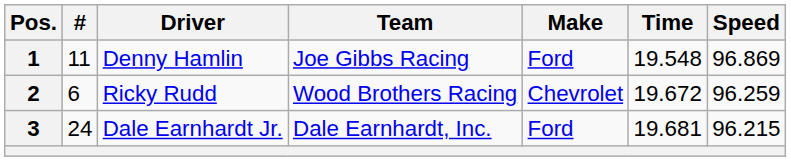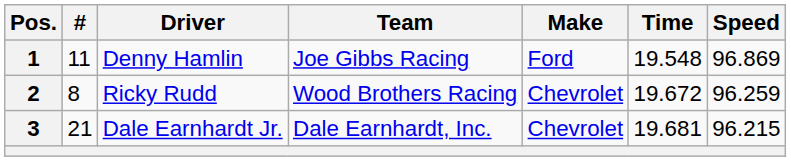(74, 93) 6 -> (74, 93) 8
(80, 129) 24 -> (80, 129) 21
(551, 129) Ford -> (575, 129) Chevrolet
